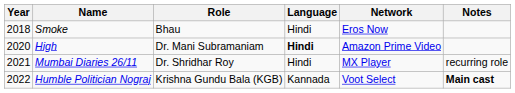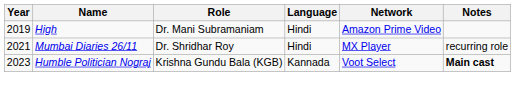- row: (52, 29)
(19, 46) 2020 -> (19, 29) 2019
(300, 46) bold -> (299, 29) normal
(19, 79) 2022 -> (19, 63) 2023
